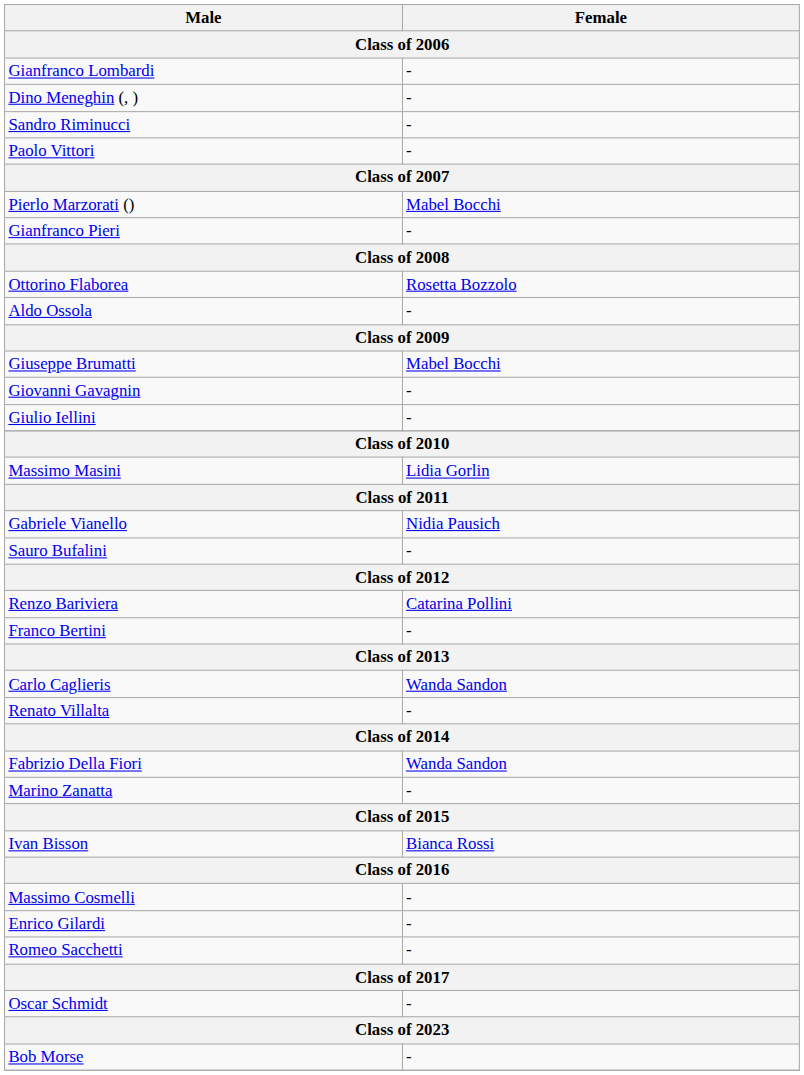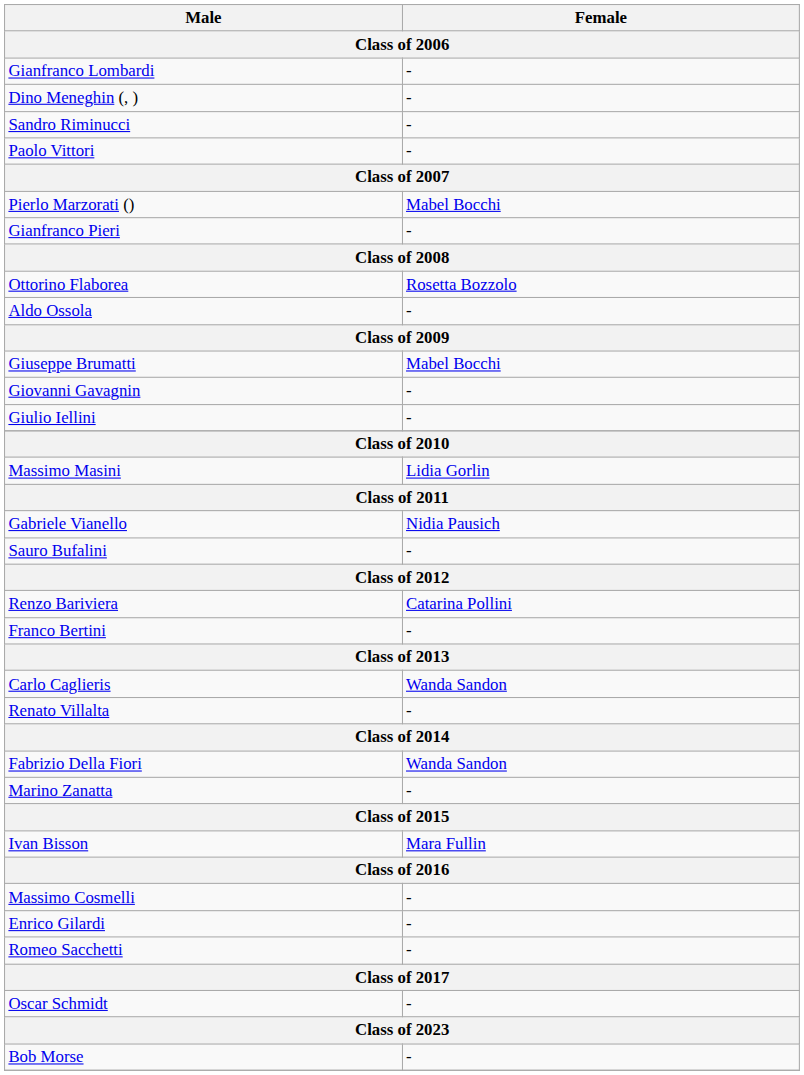(450, 843) Bianca Rossi -> (446, 843) Mara Fullin
